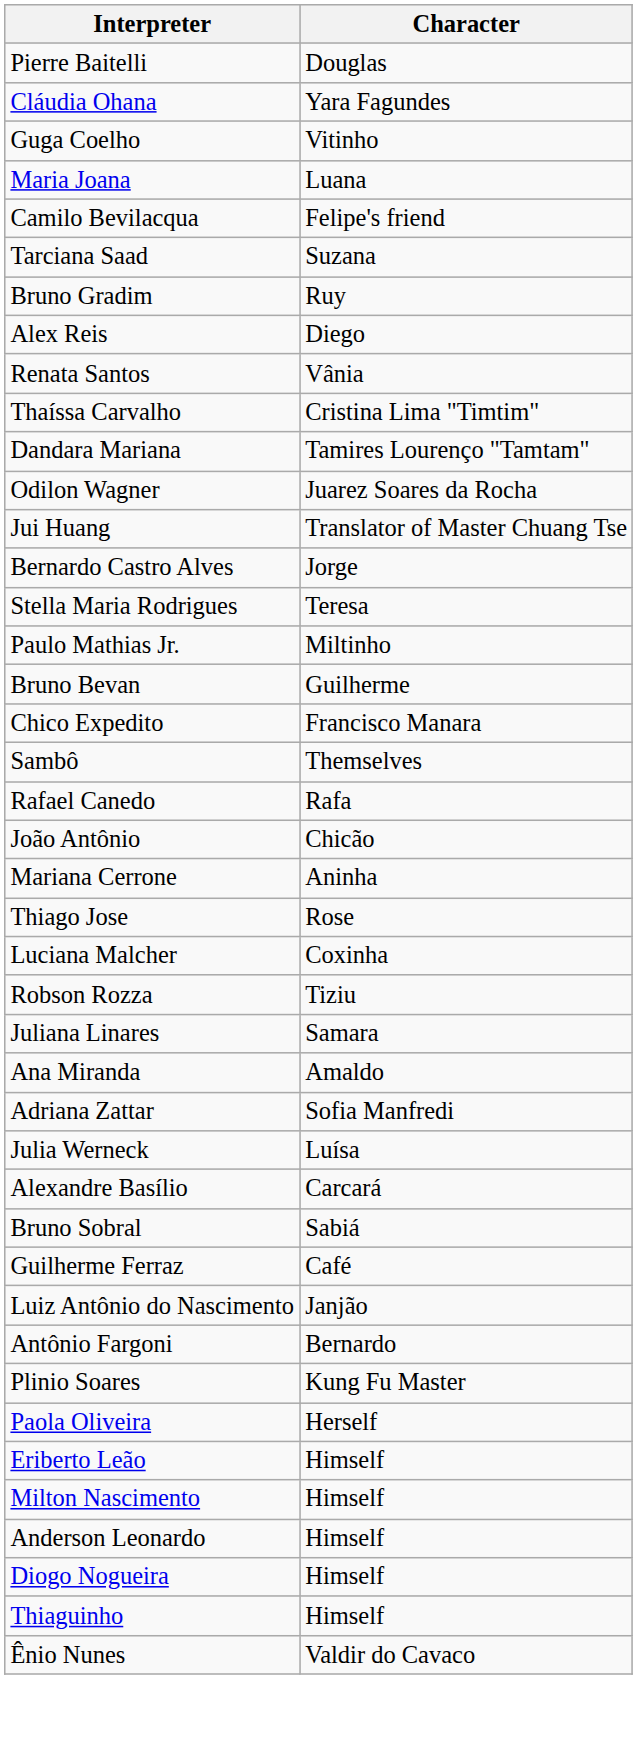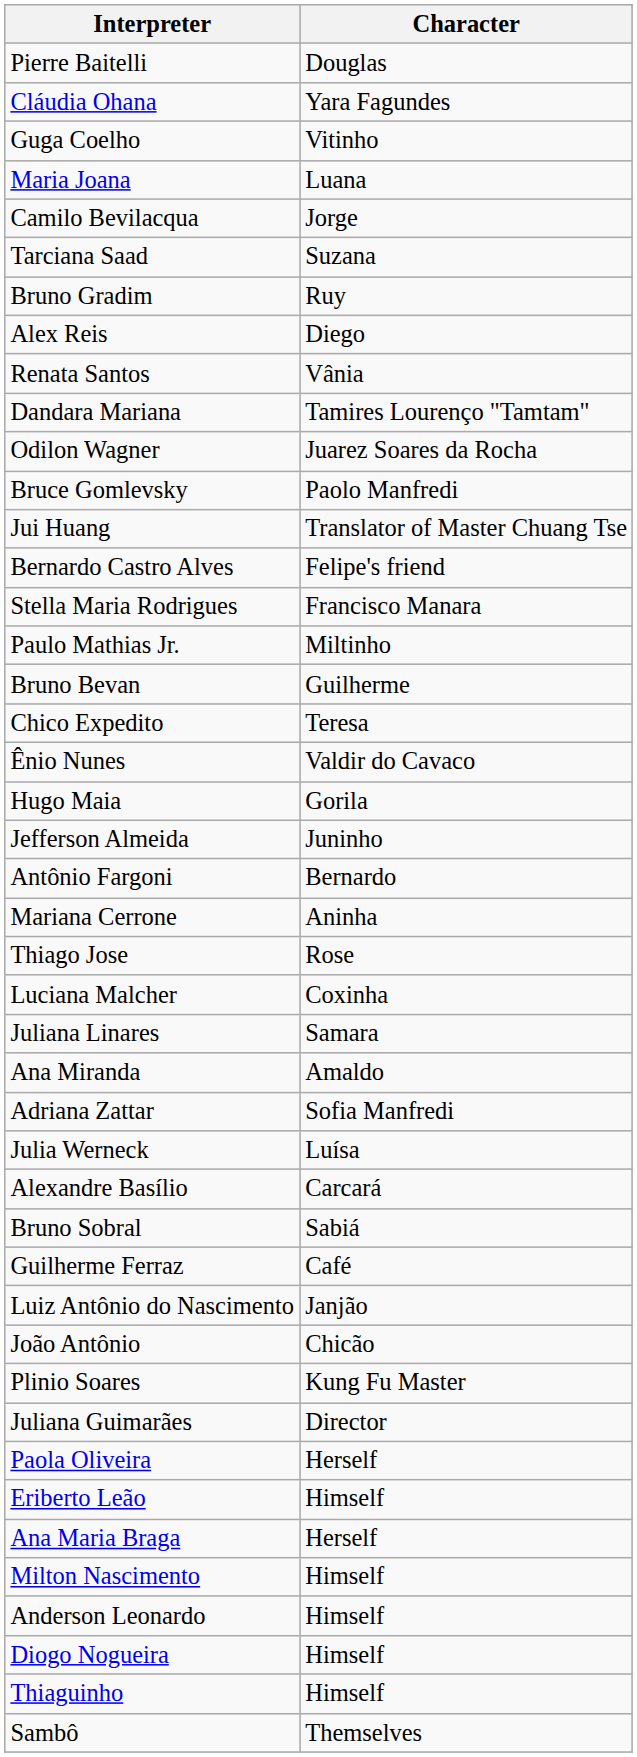(375, 218) Felipe's friend -> (332, 218) Jorge
- row: (96, 412)
+ row: (99, 489)
(332, 567) Jorge -> (375, 567) Felipe's friend
(337, 606) Teresa -> (393, 606) Francisco Manara
(393, 722) Francisco Manara -> (337, 722) Teresa
rows swapped: (68, 1654) <-> (44, 761)
+ row: (66, 800)
+ row: (100, 839)
- row: (83, 800)
rows swapped: (91, 1343) <-> (75, 839)
- row: (81, 994)
+ row: (101, 1421)
+ row: (95, 1538)
